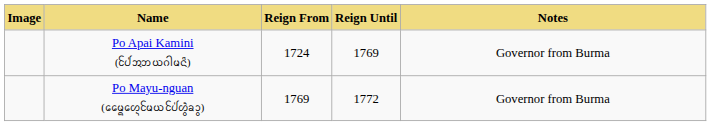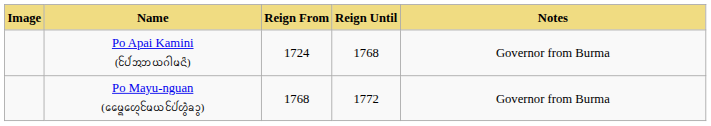(366, 53) 1769 -> (366, 53) 1768
(297, 98) 1769 -> (297, 98) 1768
